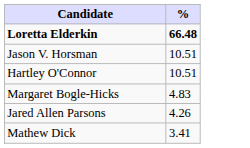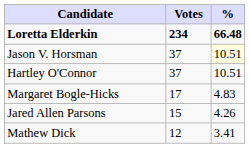+ column: (189, 14)
(183, 53) no background -> (228, 53) lightyellow background
